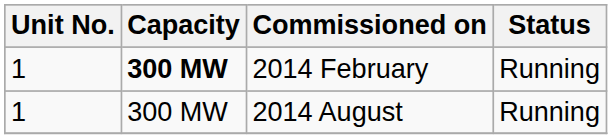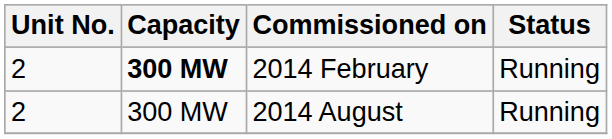(19, 68) 1 -> (19, 68) 2
(19, 111) 1 -> (19, 111) 2
